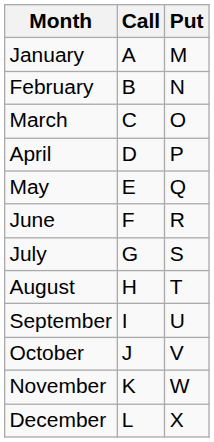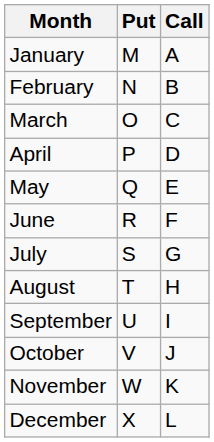columns swapped: (141, 21) <-> (187, 21)
